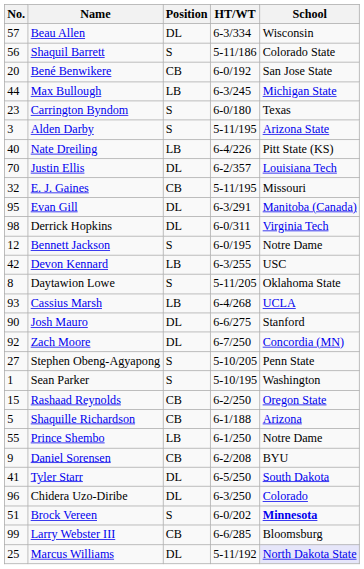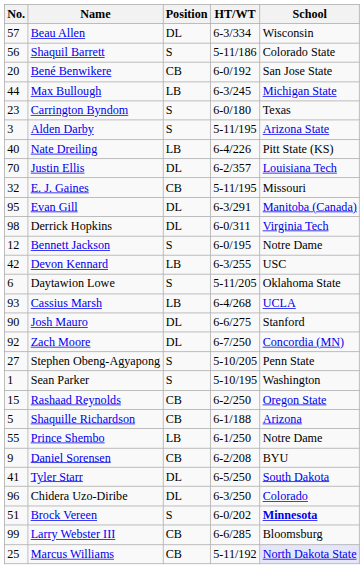(10, 284) 8 -> (10, 284) 6
(174, 554) DL -> (174, 554) CB
